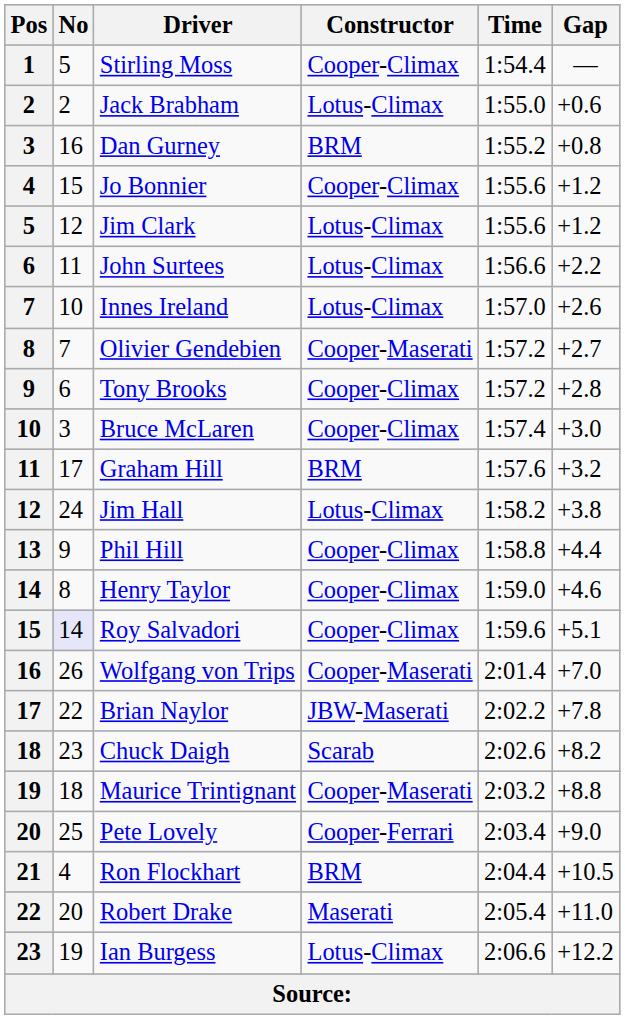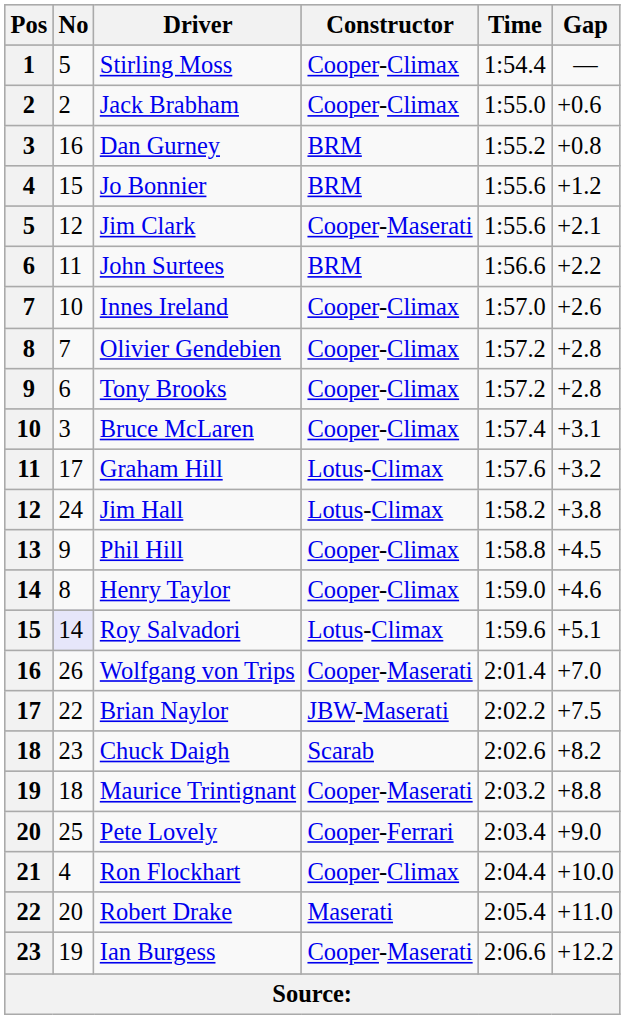(375, 105) Lotus-Climax -> (383, 105) Cooper-Climax
(383, 186) Cooper-Climax -> (335, 186) BRM
(375, 226) Lotus-Climax -> (390, 226) Cooper-Maserati
(579, 226) +1.2 -> (579, 226) +2.1
(375, 266) Lotus-Climax -> (335, 266) BRM
(375, 307) Lotus-Climax -> (383, 307) Cooper-Climax
(390, 347) Cooper-Maserati -> (383, 347) Cooper-Climax
(579, 347) +2.7 -> (579, 347) +2.8
(579, 428) +3.0 -> (579, 428) +3.1
(335, 468) BRM -> (375, 468) Lotus-Climax
(579, 549) +4.4 -> (579, 549) +4.5
(383, 630) Cooper-Climax -> (375, 630) Lotus-Climax
(579, 710) +7.8 -> (579, 710) +7.5
(335, 872) BRM -> (383, 872) Cooper-Climax
(586, 872) +10.5 -> (586, 872) +10.0
(375, 952) Lotus-Climax -> (390, 952) Cooper-Maserati
